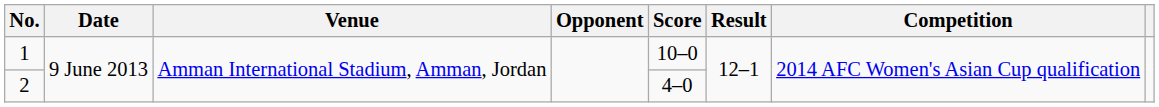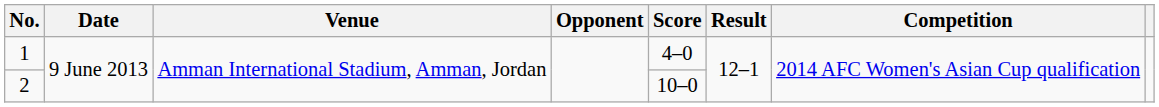(677, 53) 10–0 -> (677, 53) 4–0
(677, 85) 4–0 -> (677, 85) 10–0
